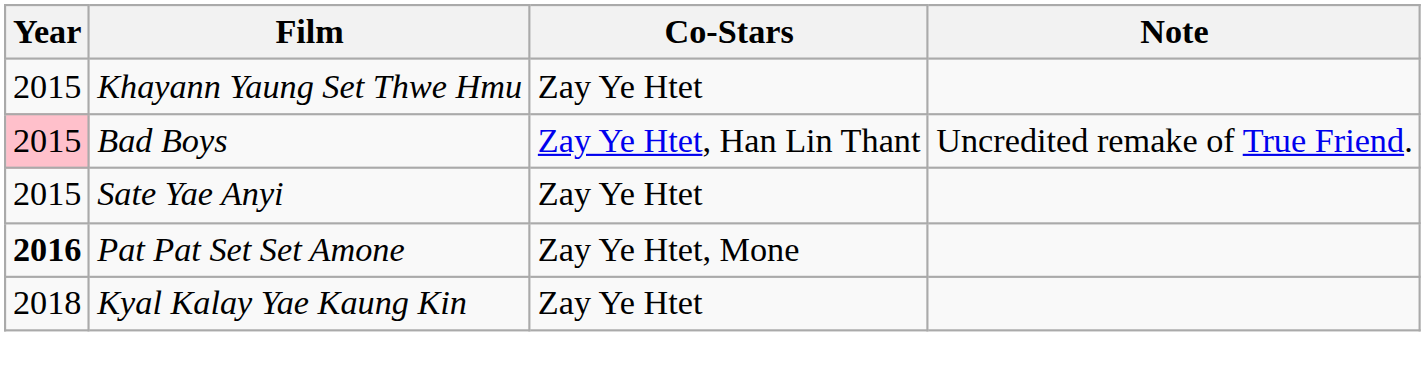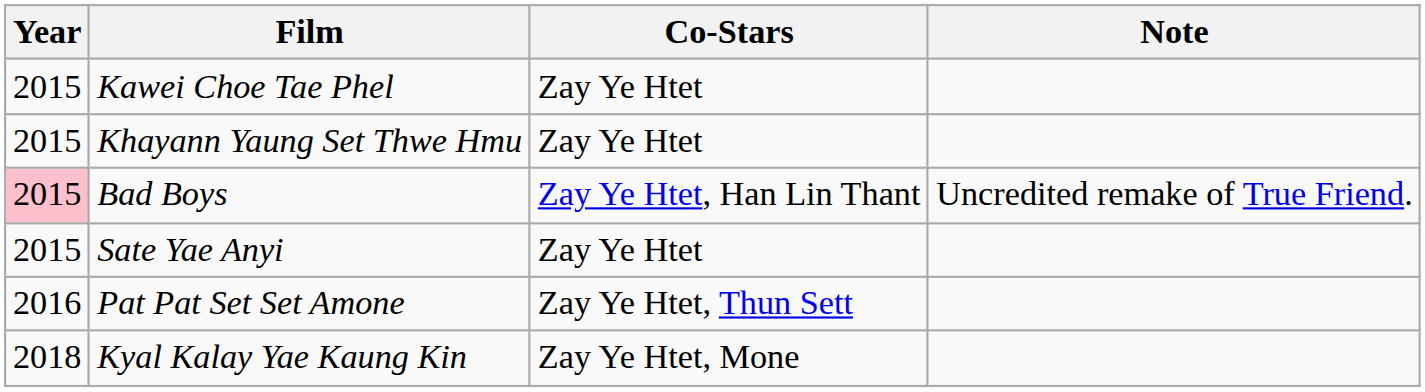+ row: (245, 85)
(47, 248) bold -> (47, 303) normal
(669, 248) Zay Ye Htet, Mone -> (695, 303) Zay Ye Htet, Thun Sett
(620, 303) Zay Ye Htet -> (669, 357) Zay Ye Htet, Mone
